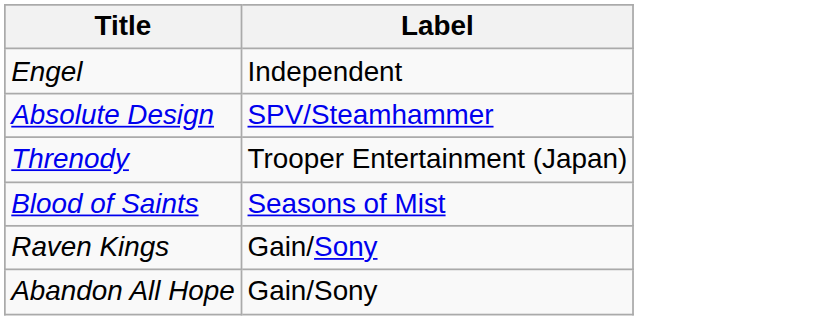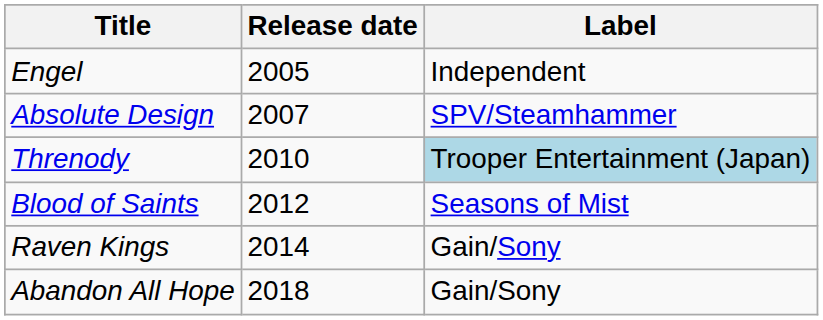+ column: (333, 26)
(437, 159) no background -> (620, 159) lightblue background
